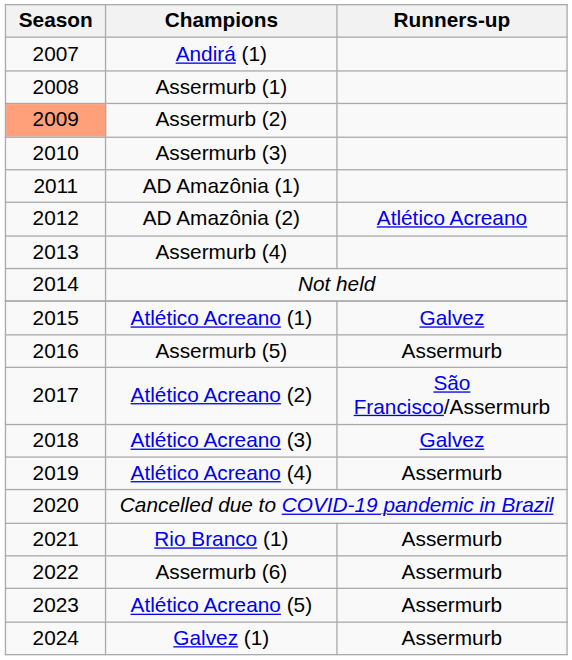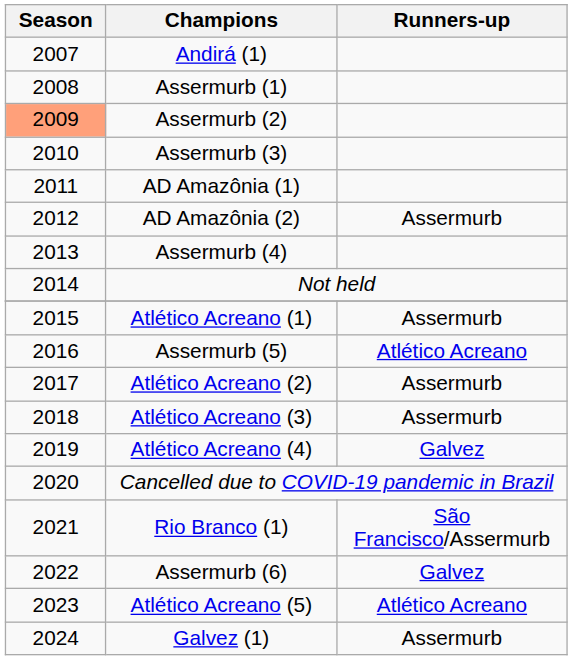(452, 218) Atlético Acreano -> (452, 218) Assermurb
(452, 317) Galvez -> (452, 317) Assermurb
(452, 350) Assermurb -> (452, 350) Atlético Acreano
(452, 395) São Francisco/Assermurb -> (452, 383) Assermurb
(452, 440) Galvez -> (452, 416) Assermurb
(452, 473) Assermurb -> (452, 449) Galvez
(452, 539) Assermurb -> (452, 527) São Francisco/Assermurb
(452, 572) Assermurb -> (452, 572) Galvez
(452, 605) Assermurb -> (452, 605) Atlético Acreano
